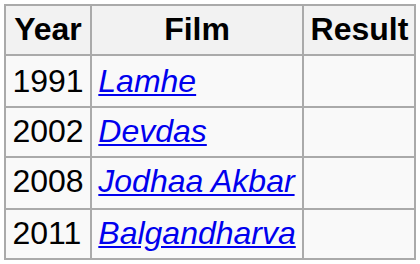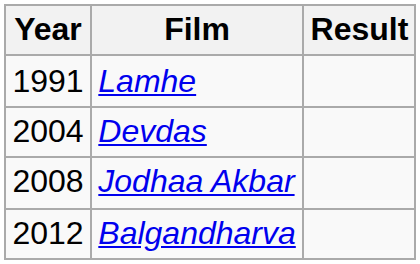(48, 131) 2002 -> (48, 131) 2004
(47, 232) 2011 -> (48, 232) 2012
